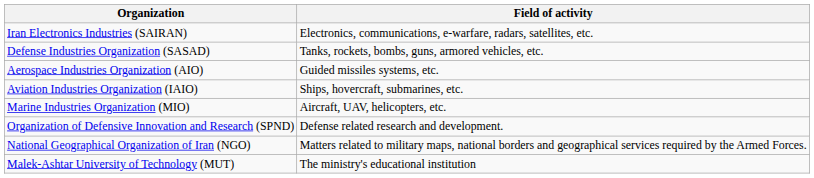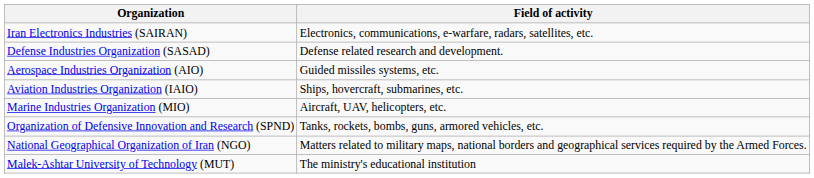(422, 51) Tanks, rockets, bombs, guns, armored vehicles, etc. -> (401, 51) Defense related research and development.
(401, 126) Defense related research and development. -> (422, 126) Tanks, rockets, bombs, guns, armored vehicles, etc.
